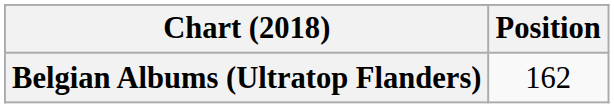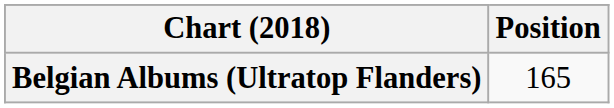(548, 77) 162 -> (548, 77) 165
